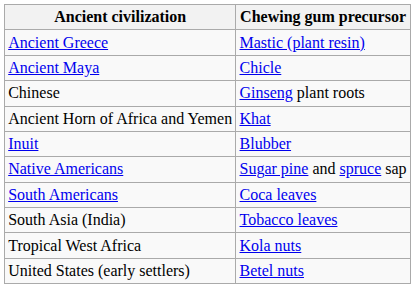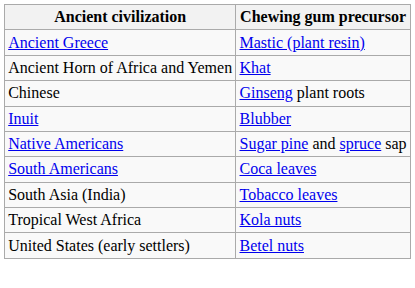- row: (54, 67)
rows swapped: (120, 118) <-> (34, 93)
